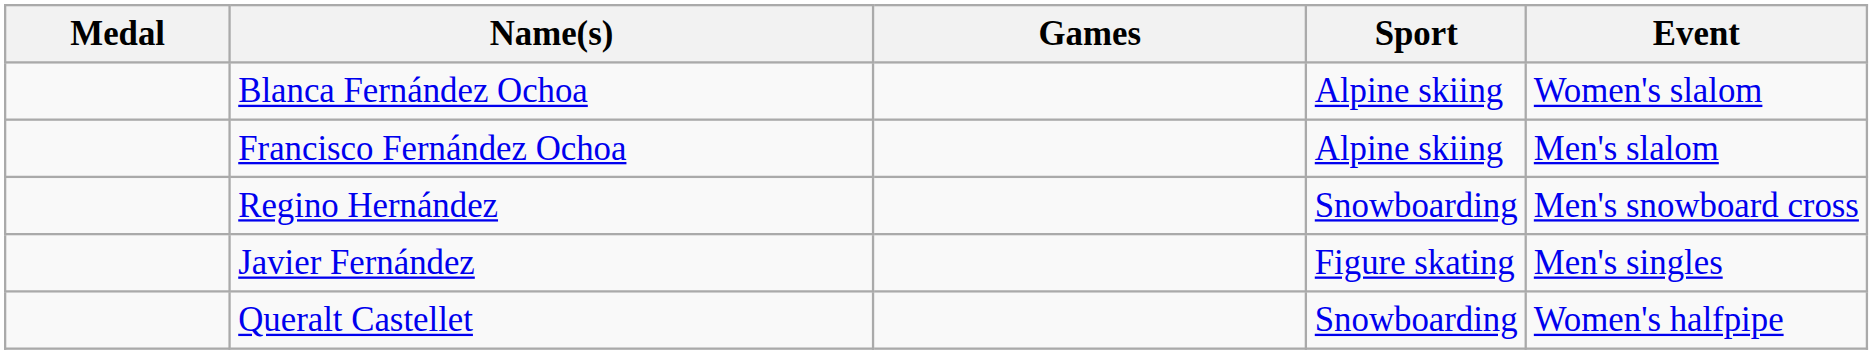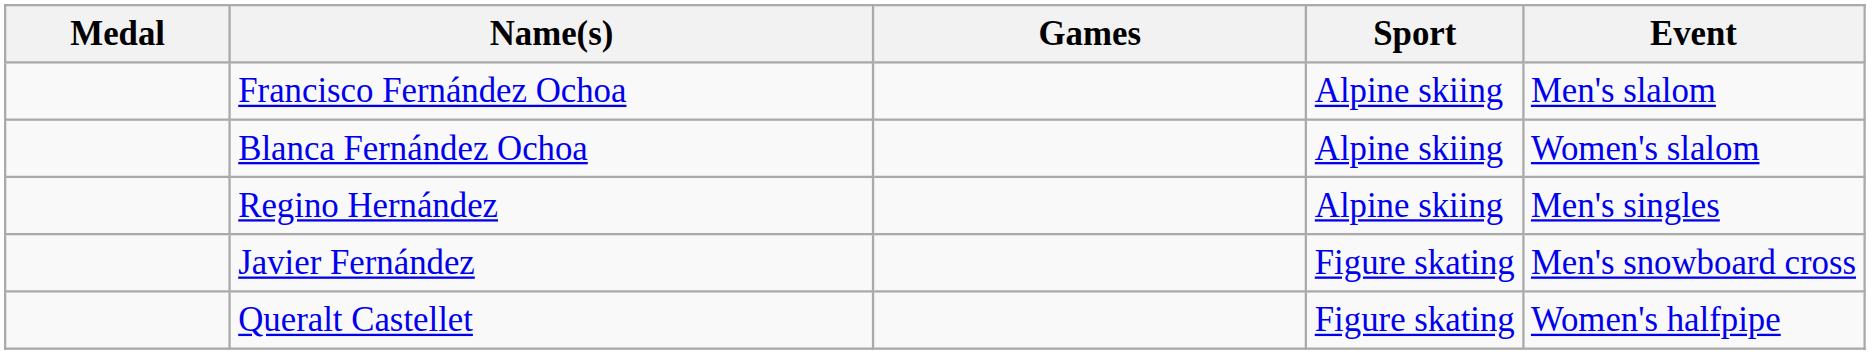rows swapped: (432, 148) <-> (413, 90)
(1416, 205) Snowboarding -> (1409, 205) Alpine skiing
(1696, 205) Men's snowboard cross -> (1625, 205) Men's singles
(1628, 262) Men's singles -> (1693, 262) Men's snowboard cross
(1416, 320) Snowboarding -> (1415, 320) Figure skating
